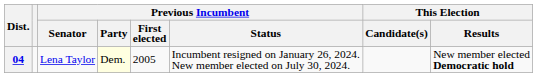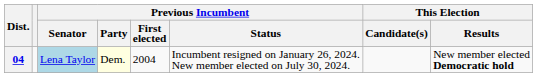(68, 59) no background -> (68, 59) lightblue background
(144, 59) 2005 -> (144, 59) 2004
